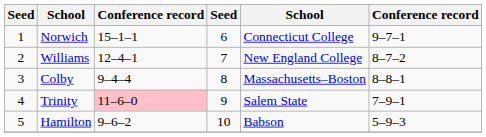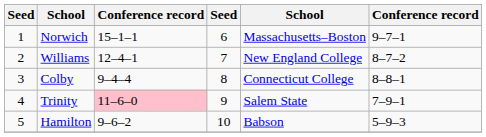(298, 36) Connecticut College -> (305, 36) Massachusetts–Boston
(305, 79) Massachusetts–Boston -> (298, 79) Connecticut College
